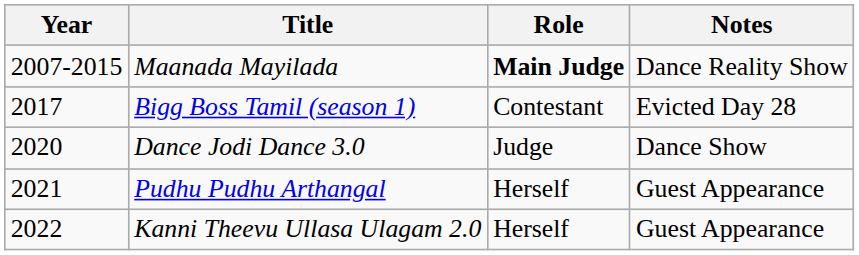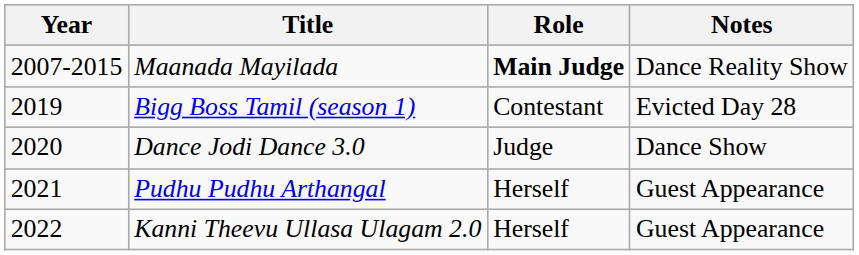(37, 106) 2017 -> (37, 106) 2019
